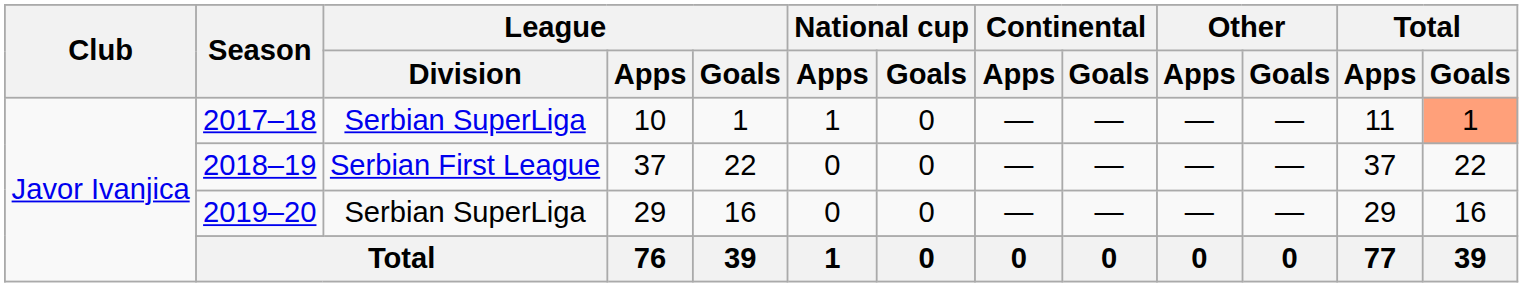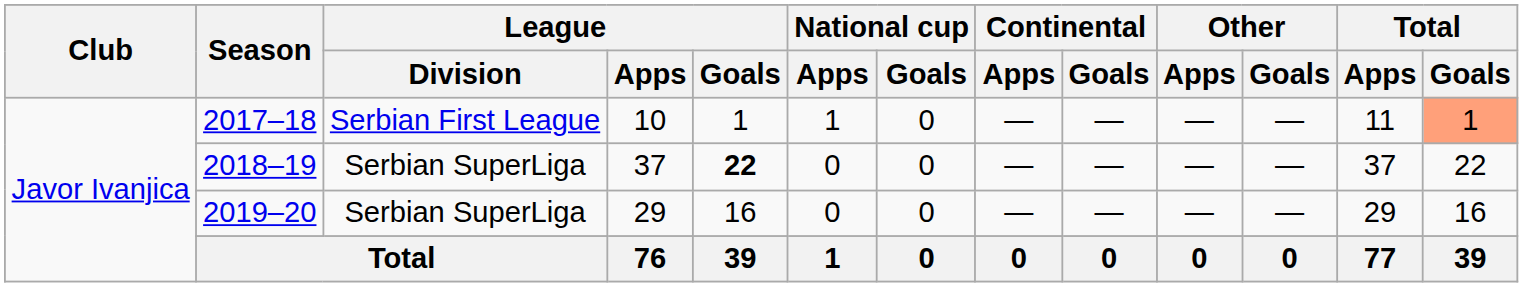(465, 119) Serbian SuperLiga -> (465, 119) Serbian First League
(465, 166) Serbian First League -> (465, 166) Serbian SuperLiga
(740, 166) normal -> (740, 166) bold
